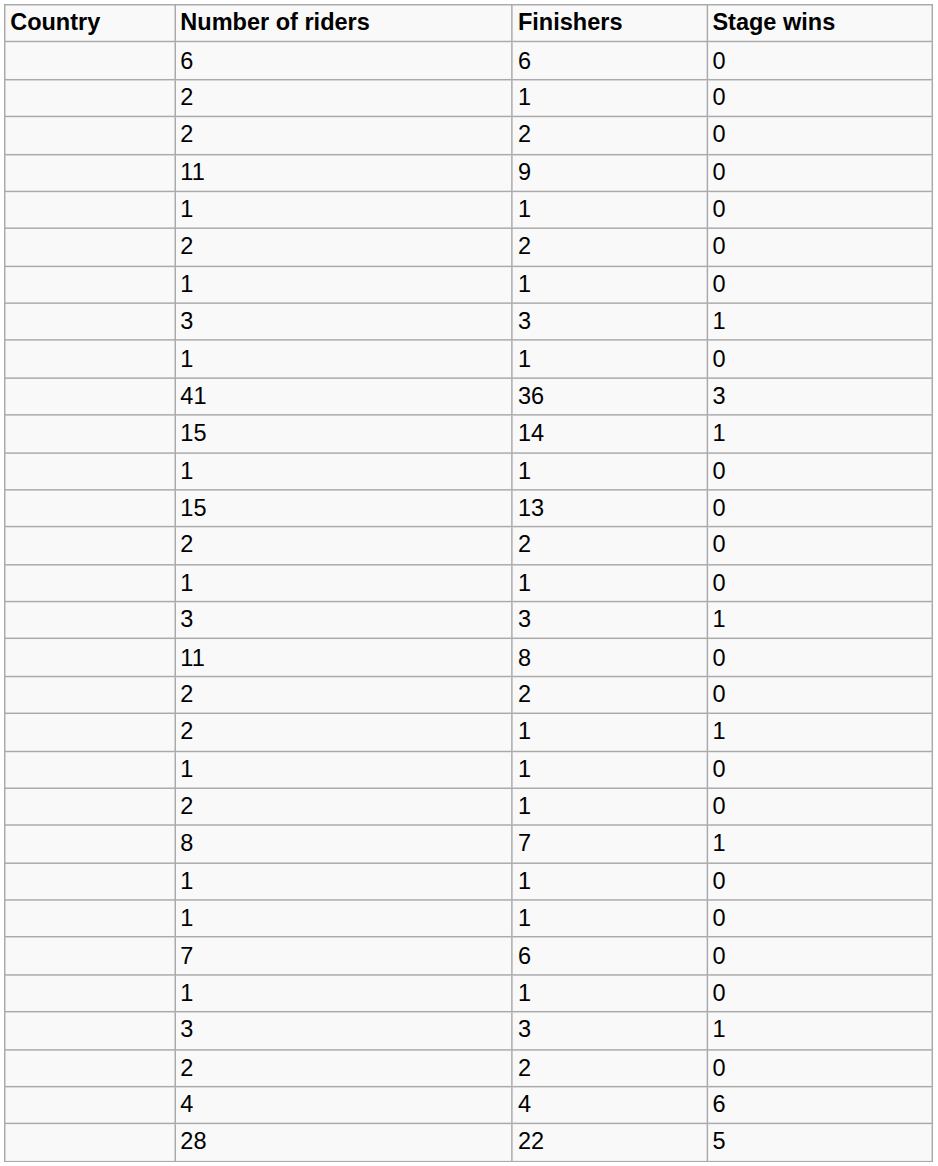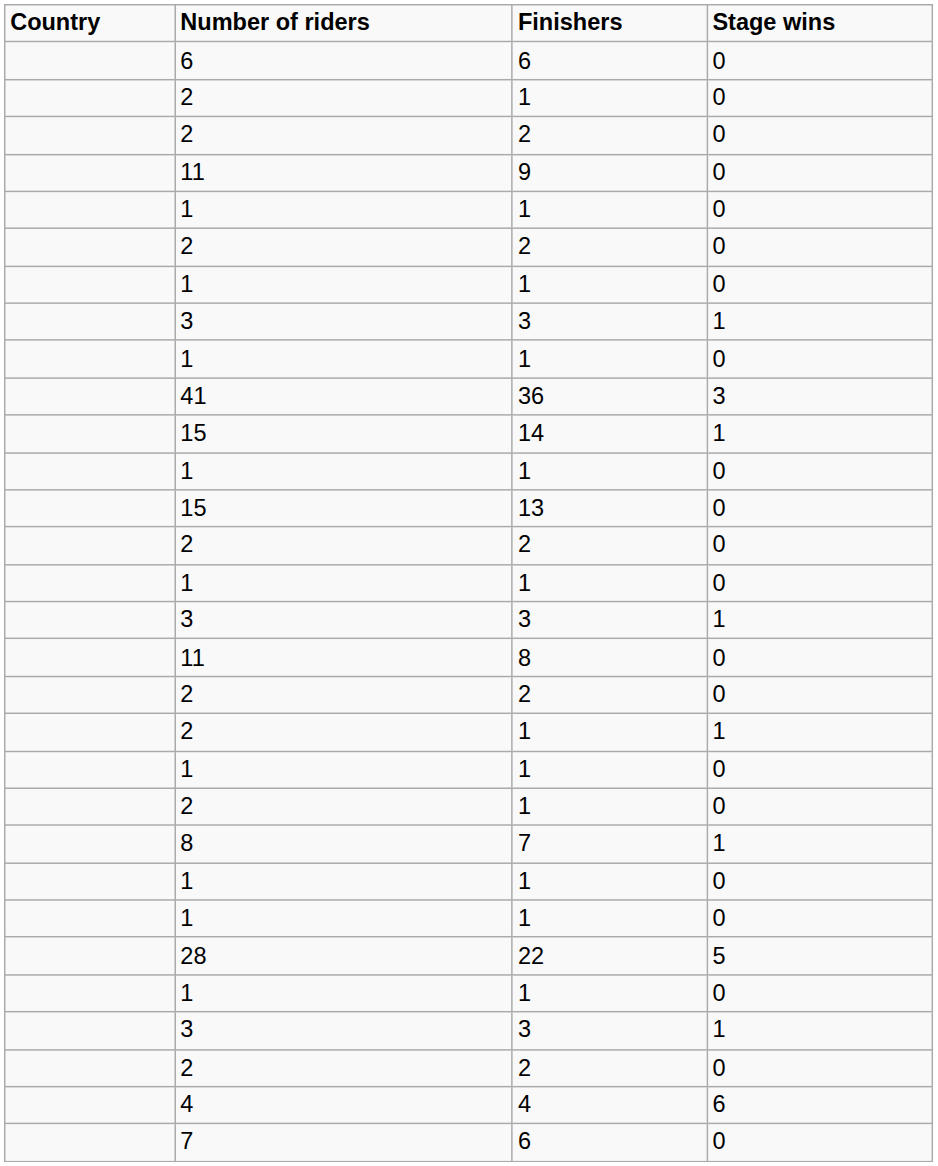rows swapped: (193, 1142) <-> (187, 955)
